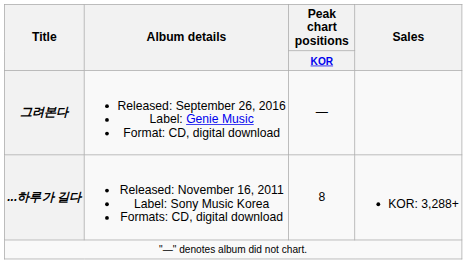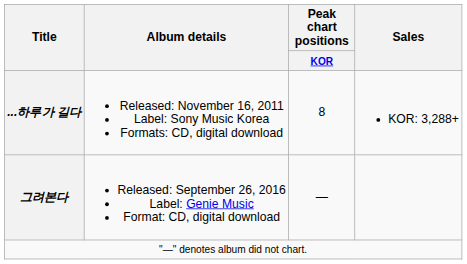rows swapped: (44, 197) <-> (44, 112)
